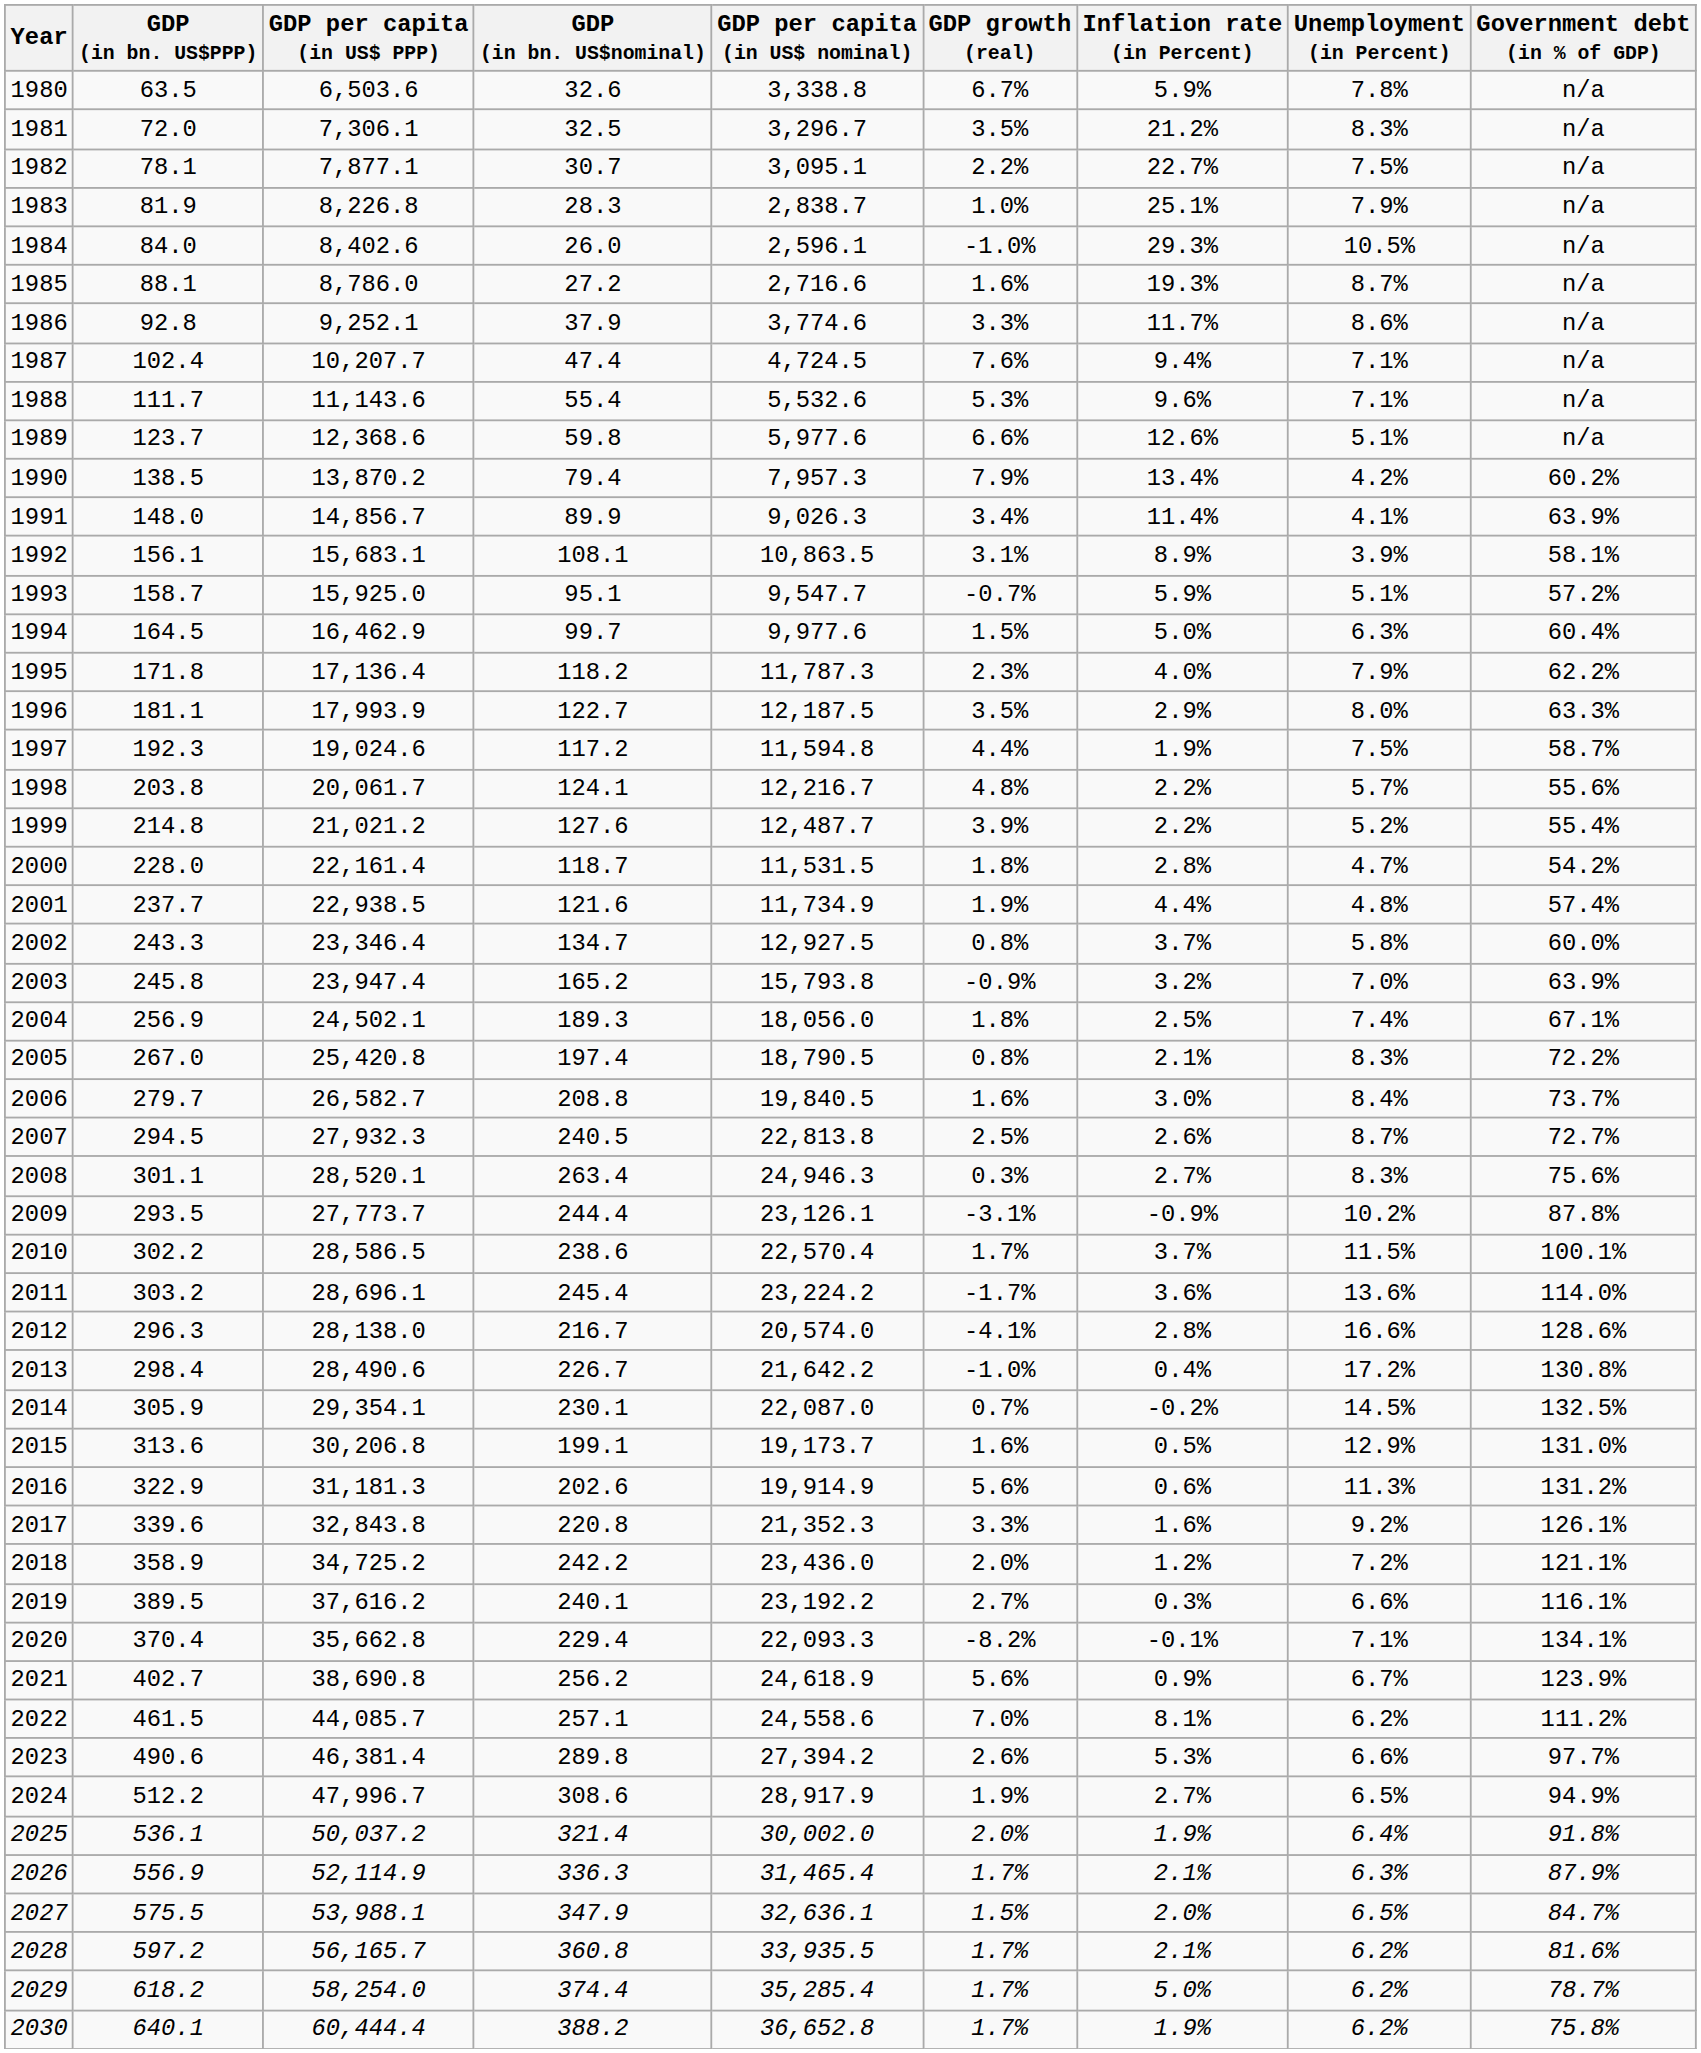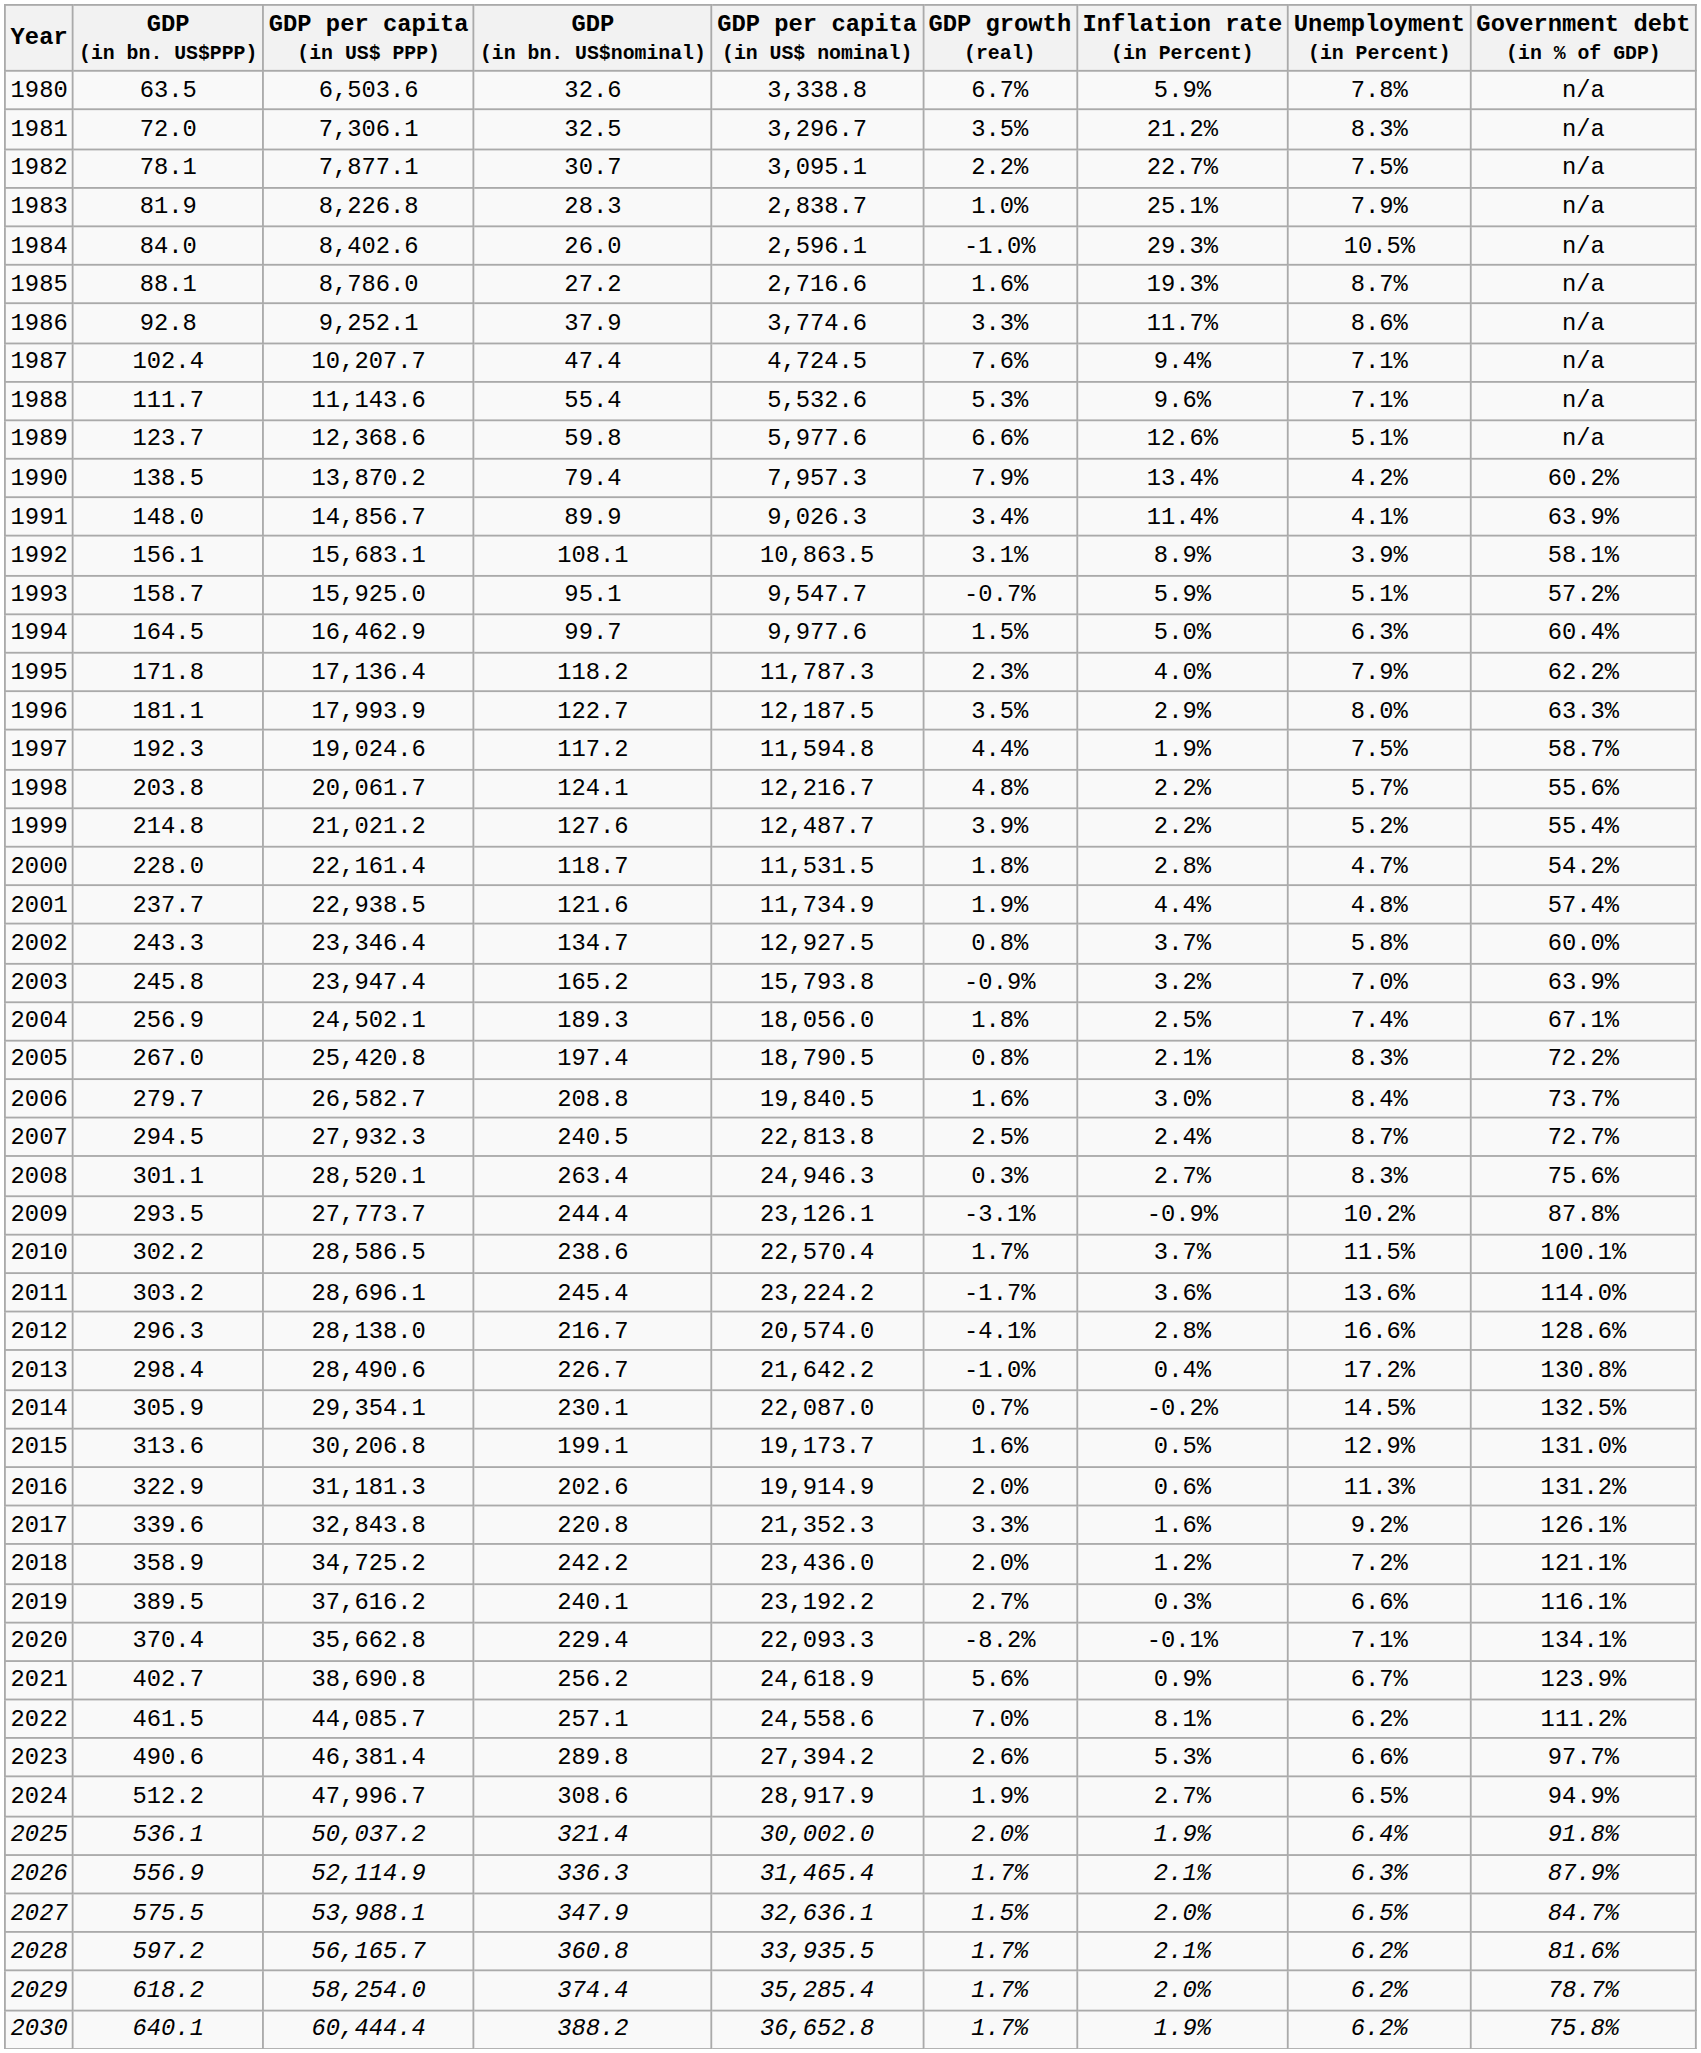(1182, 1137) 2.6% -> (1182, 1137) 2.4%
(1000, 1486) 5.6% -> (1000, 1486) 2.0%
(1182, 1990) 5.0% -> (1182, 1990) 2.0%
